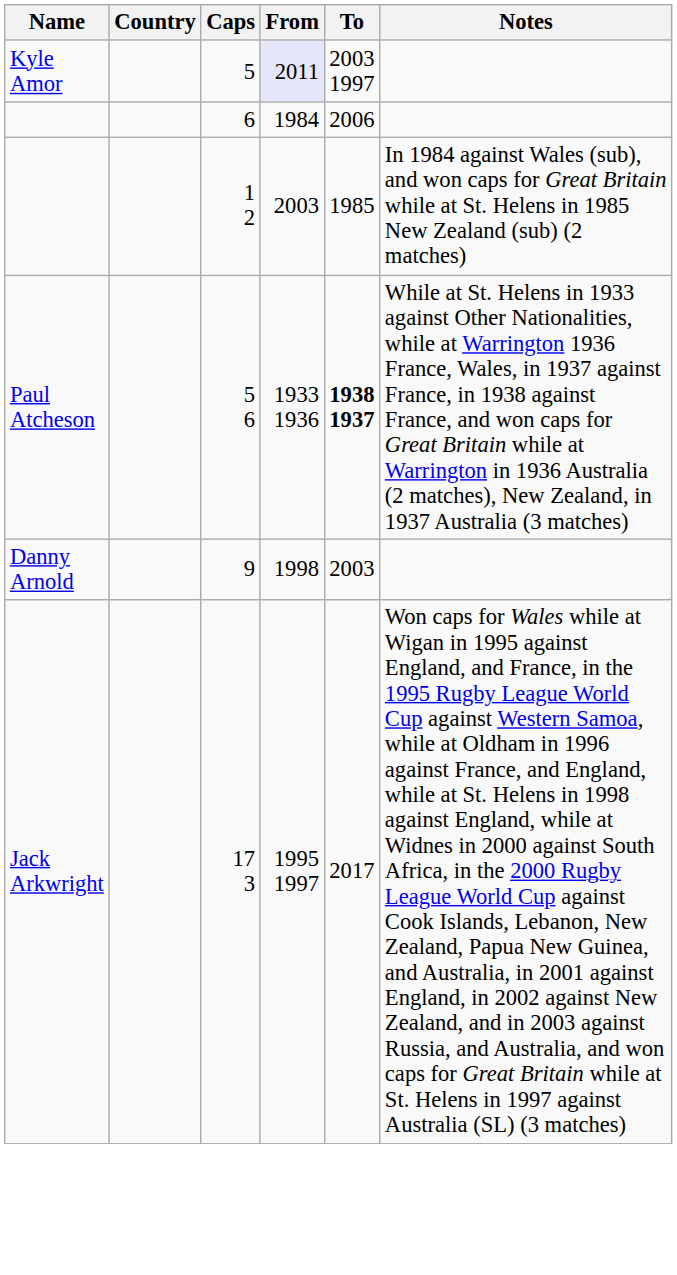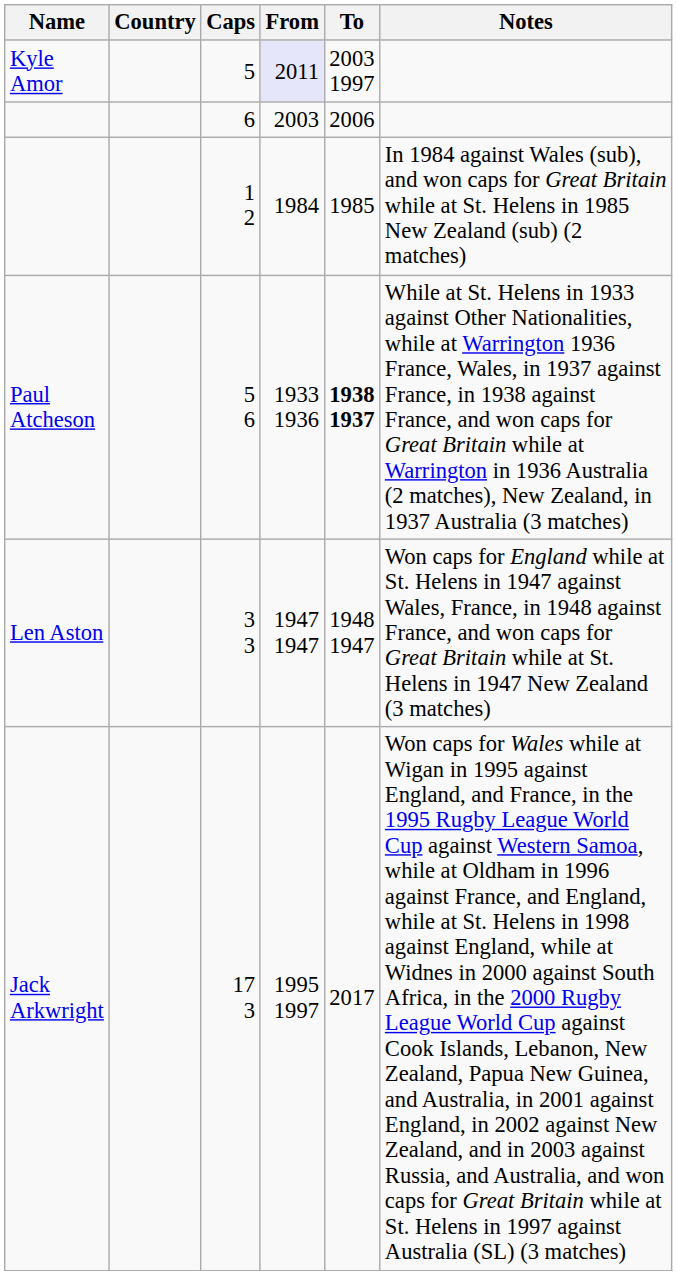(296, 119) 1984 -> (296, 119) 2003
(296, 205) 2003 -> (296, 205) 1984
- row: (249, 569)
+ row: (249, 632)
